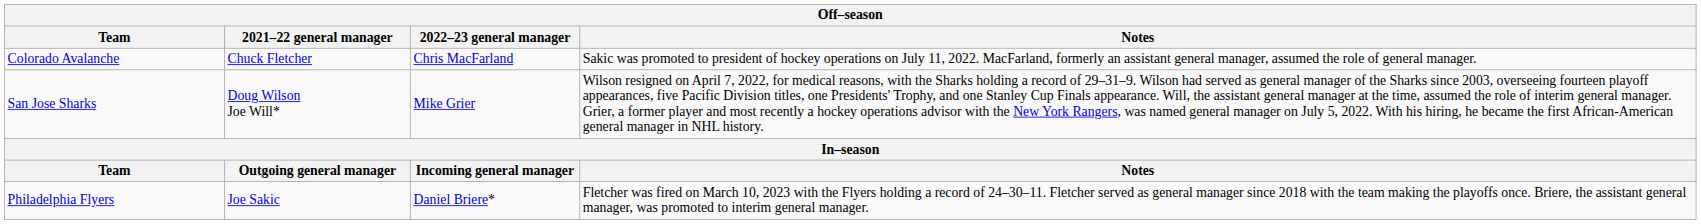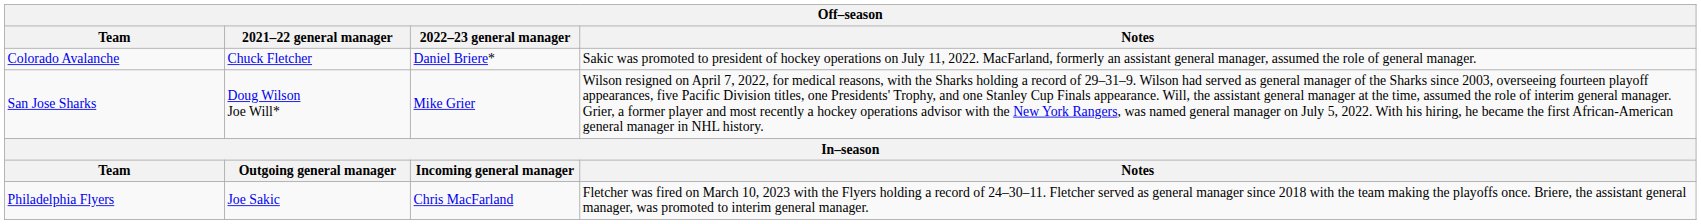(463, 59) Chris MacFarland -> (454, 59) Daniel Briere*
(454, 200) Daniel Briere* -> (463, 200) Chris MacFarland
